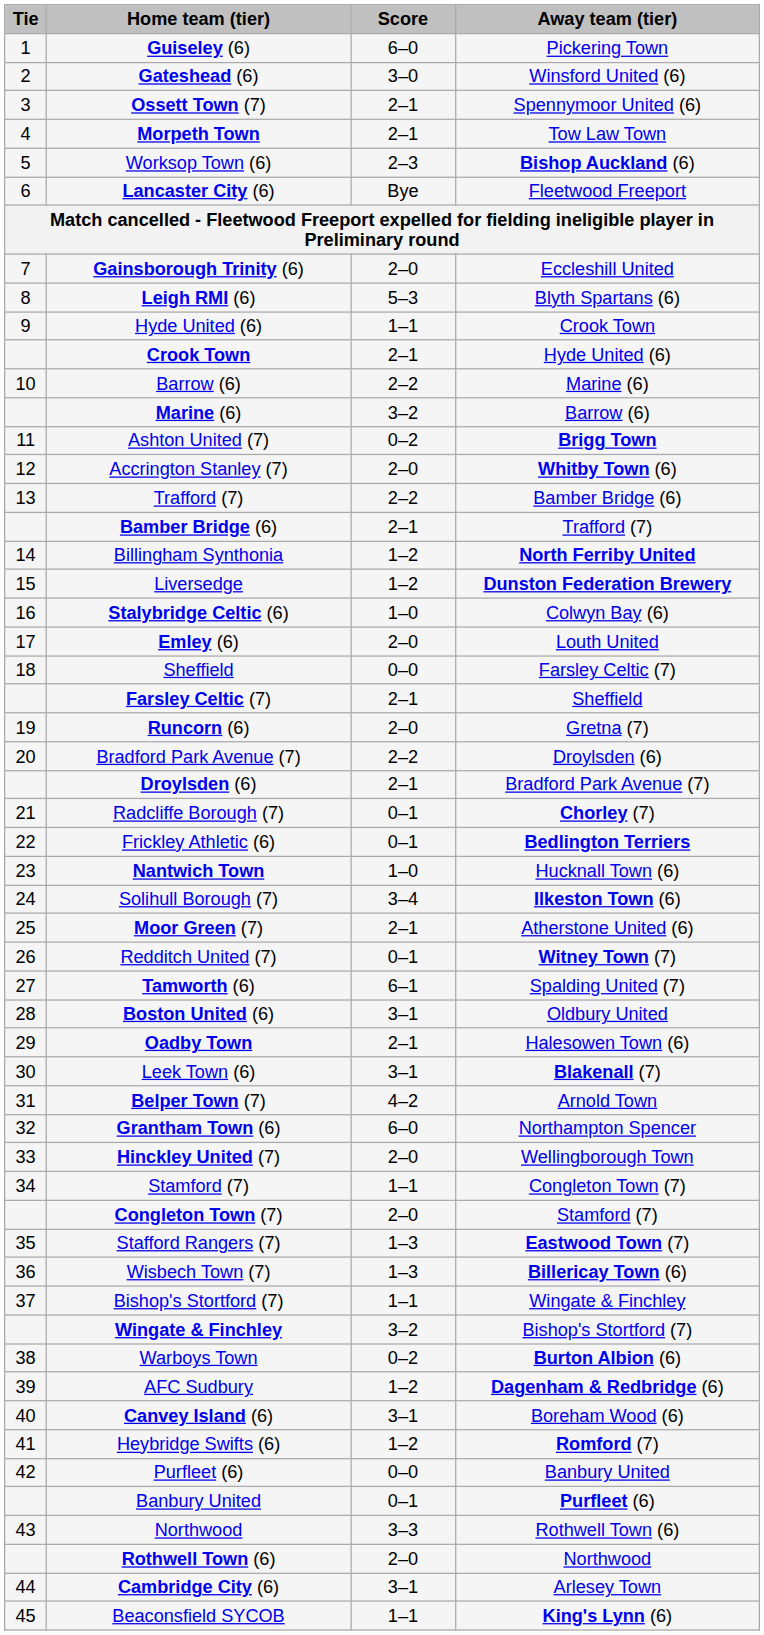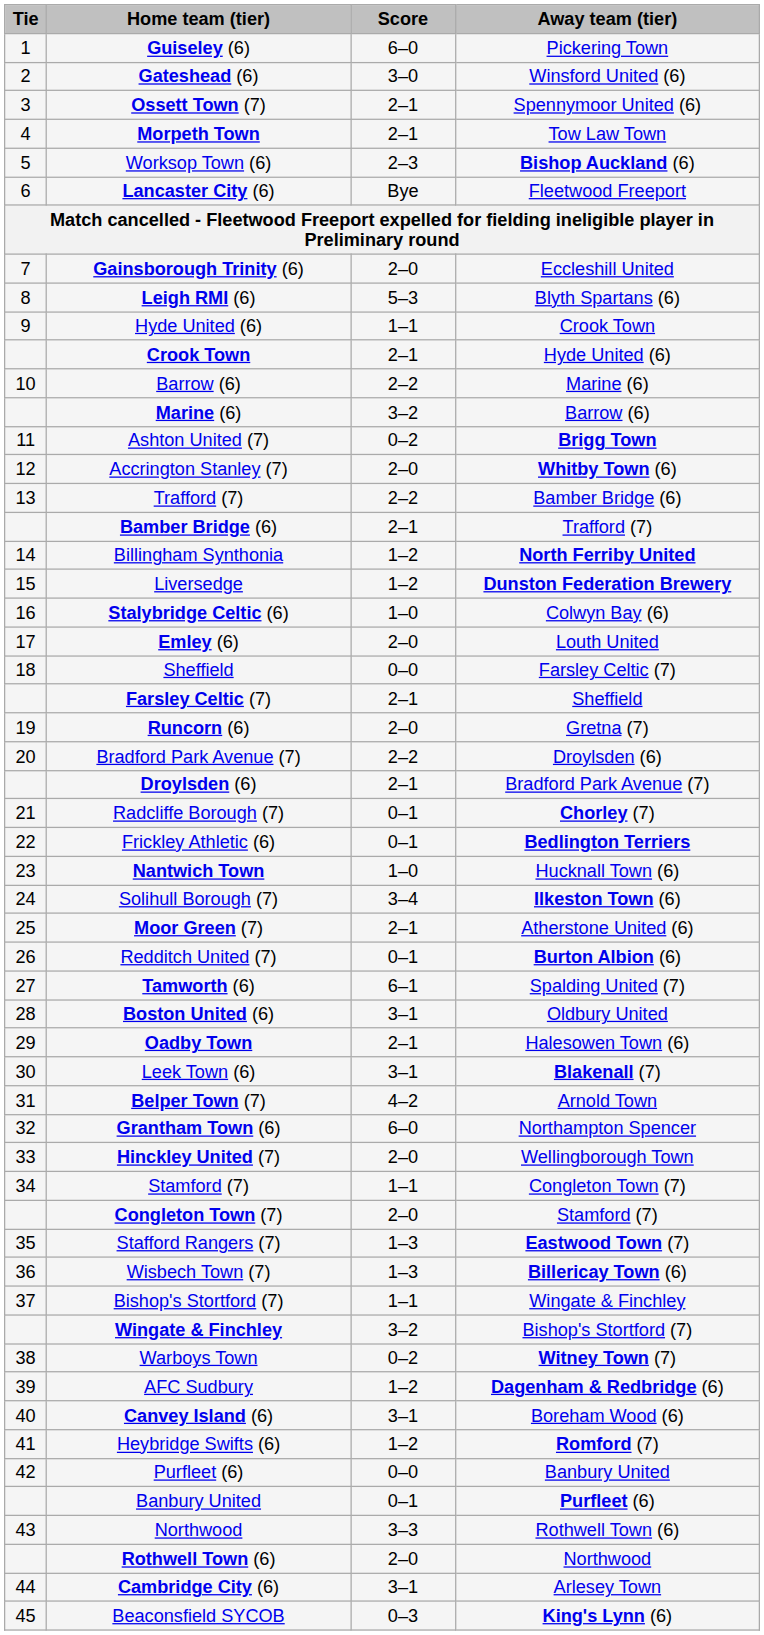(607, 957) Witney Town (7) -> (607, 957) Burton Albion (6)
(607, 1358) Burton Albion (6) -> (607, 1358) Witney Town (7)
(403, 1616) 1–1 -> (403, 1616) 0–3
